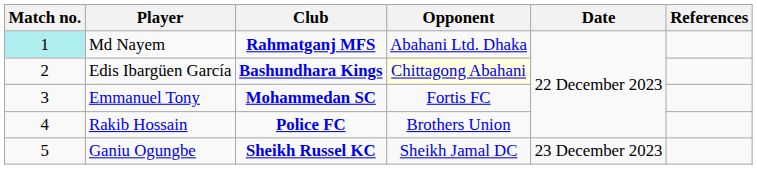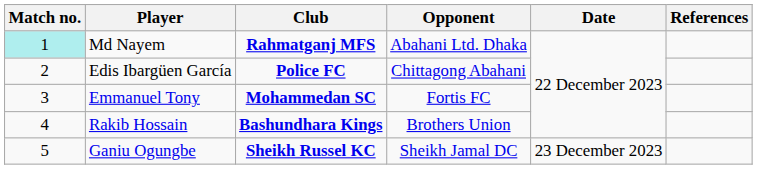(311, 71) Bashundhara Kings -> (311, 71) Police FC
(459, 71) lightyellow background -> (459, 71) no background
(311, 124) Police FC -> (311, 124) Bashundhara Kings
